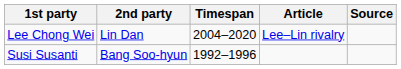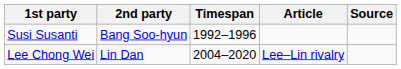rows swapped: (42, 54) <-> (51, 34)
